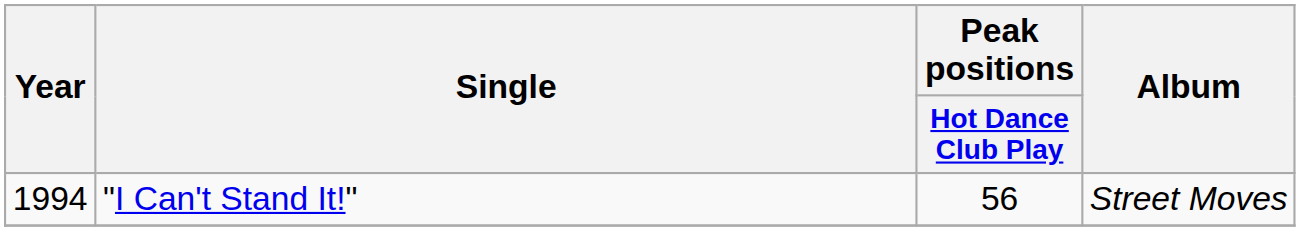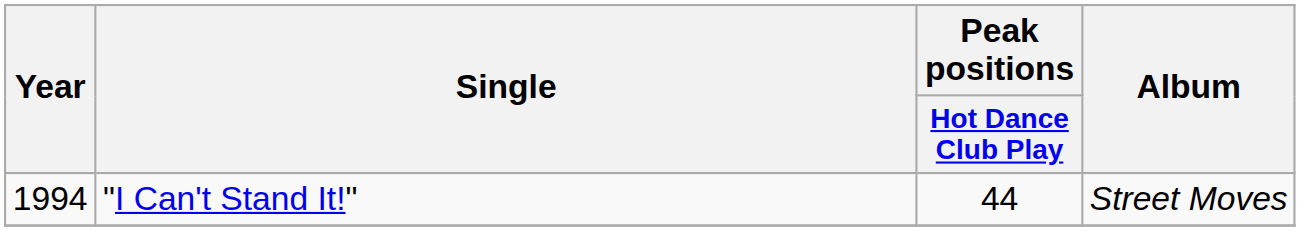(1000, 198) 56 -> (1000, 198) 44
